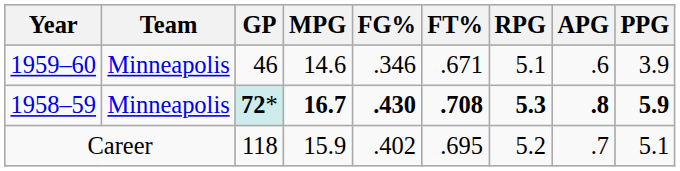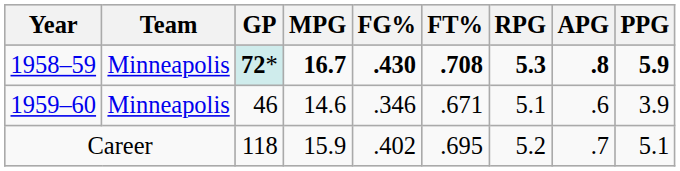rows swapped: (53, 105) <-> (53, 65)
